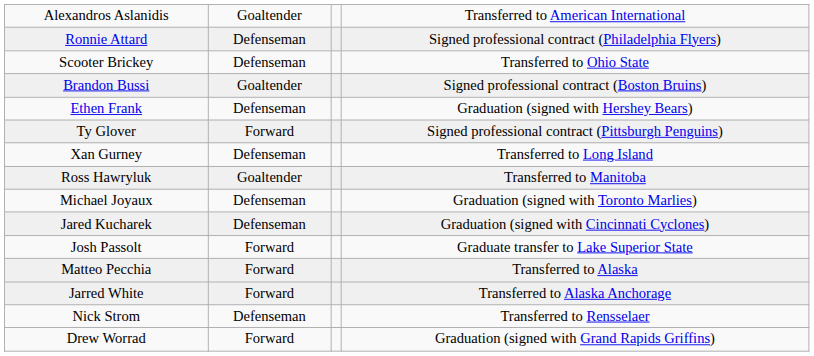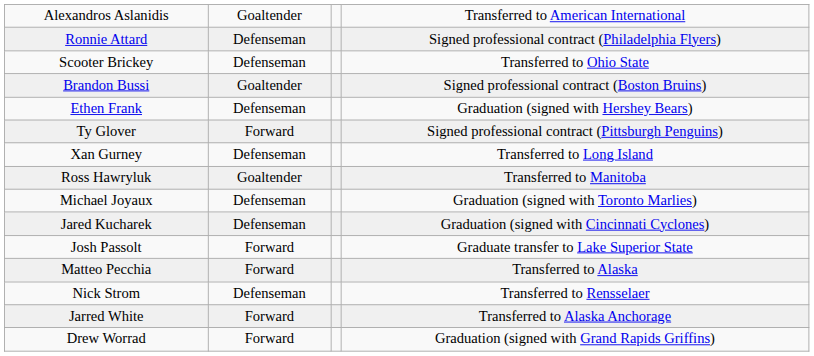rows swapped: (106, 316) <-> (106, 293)
